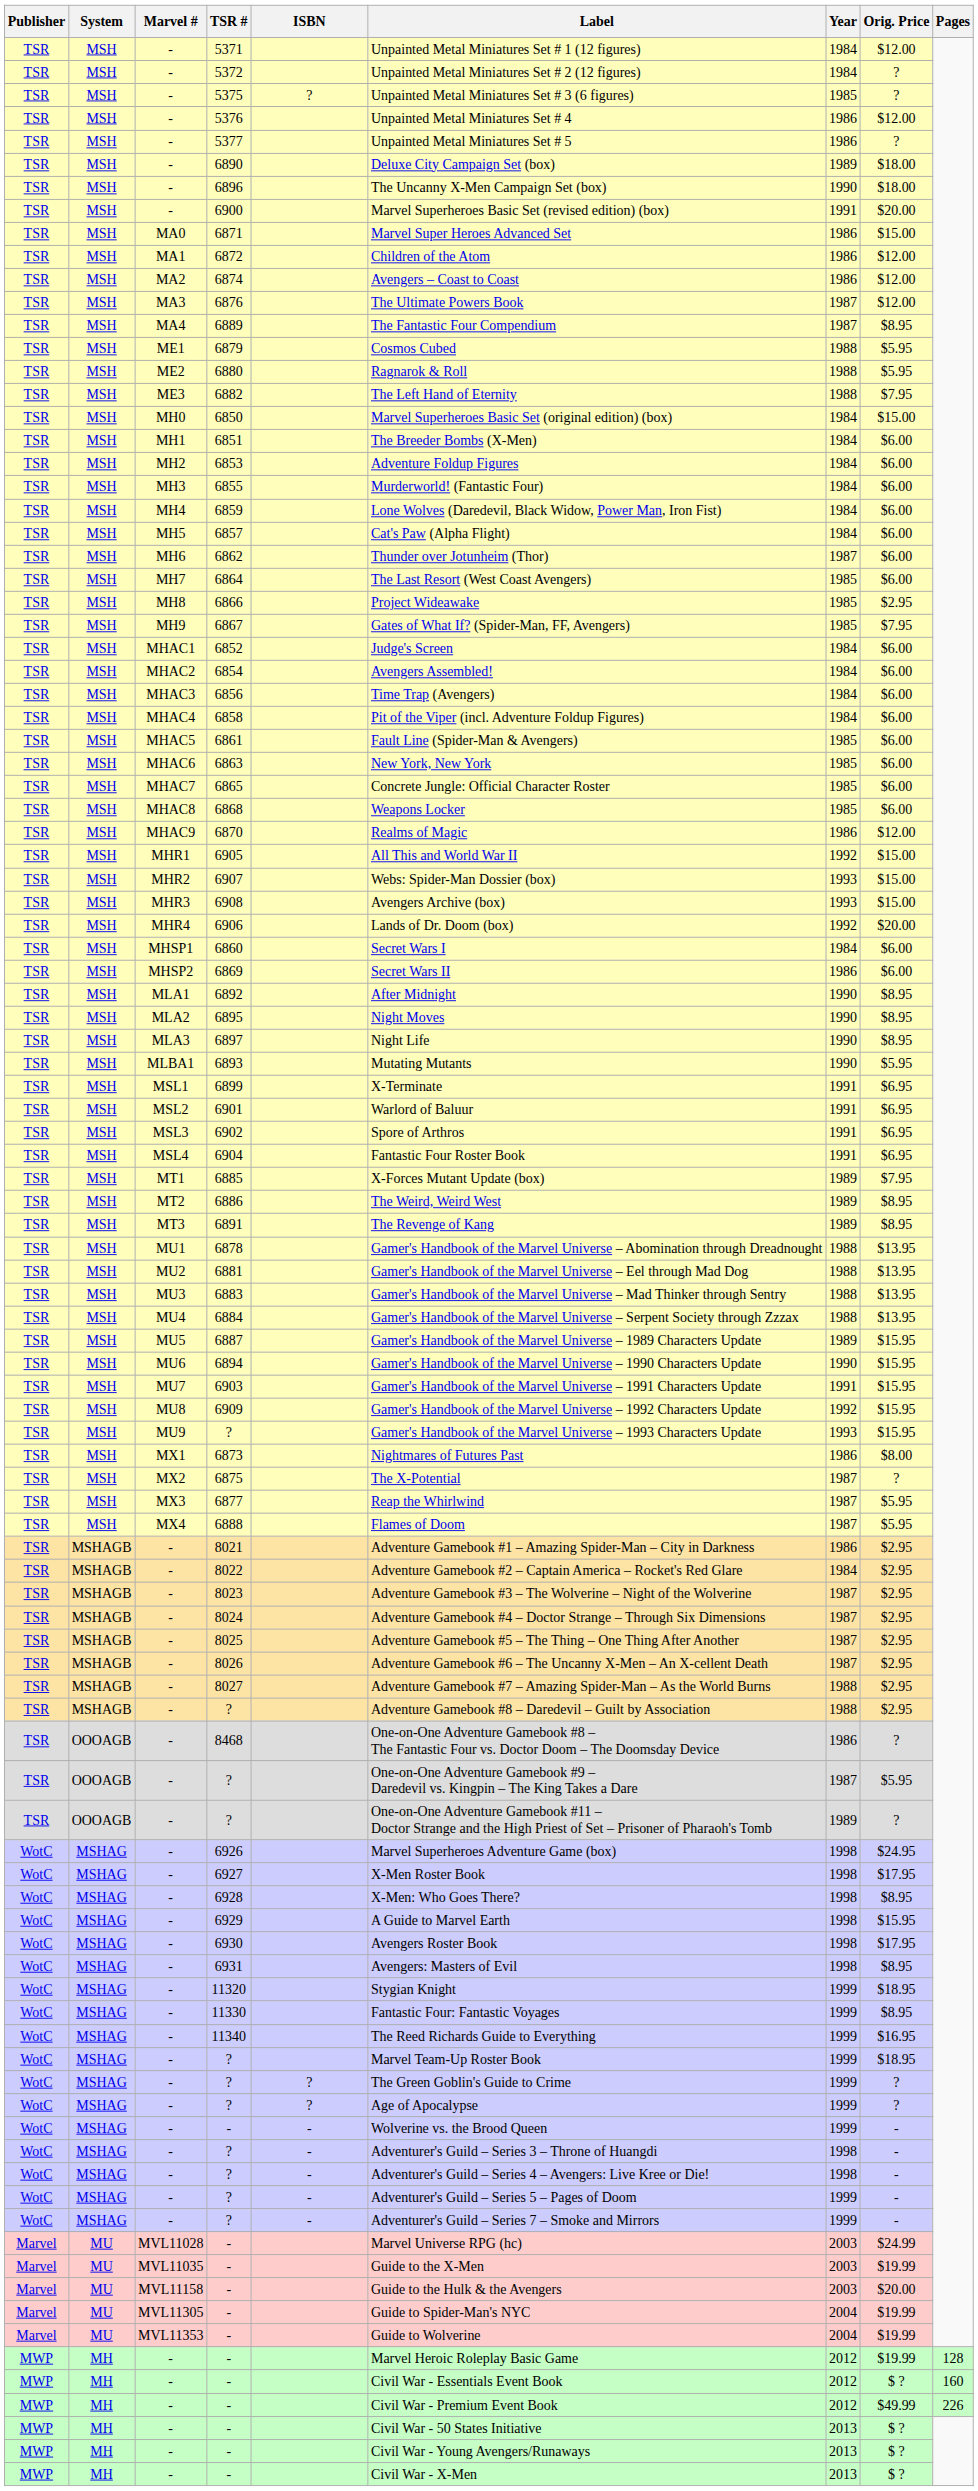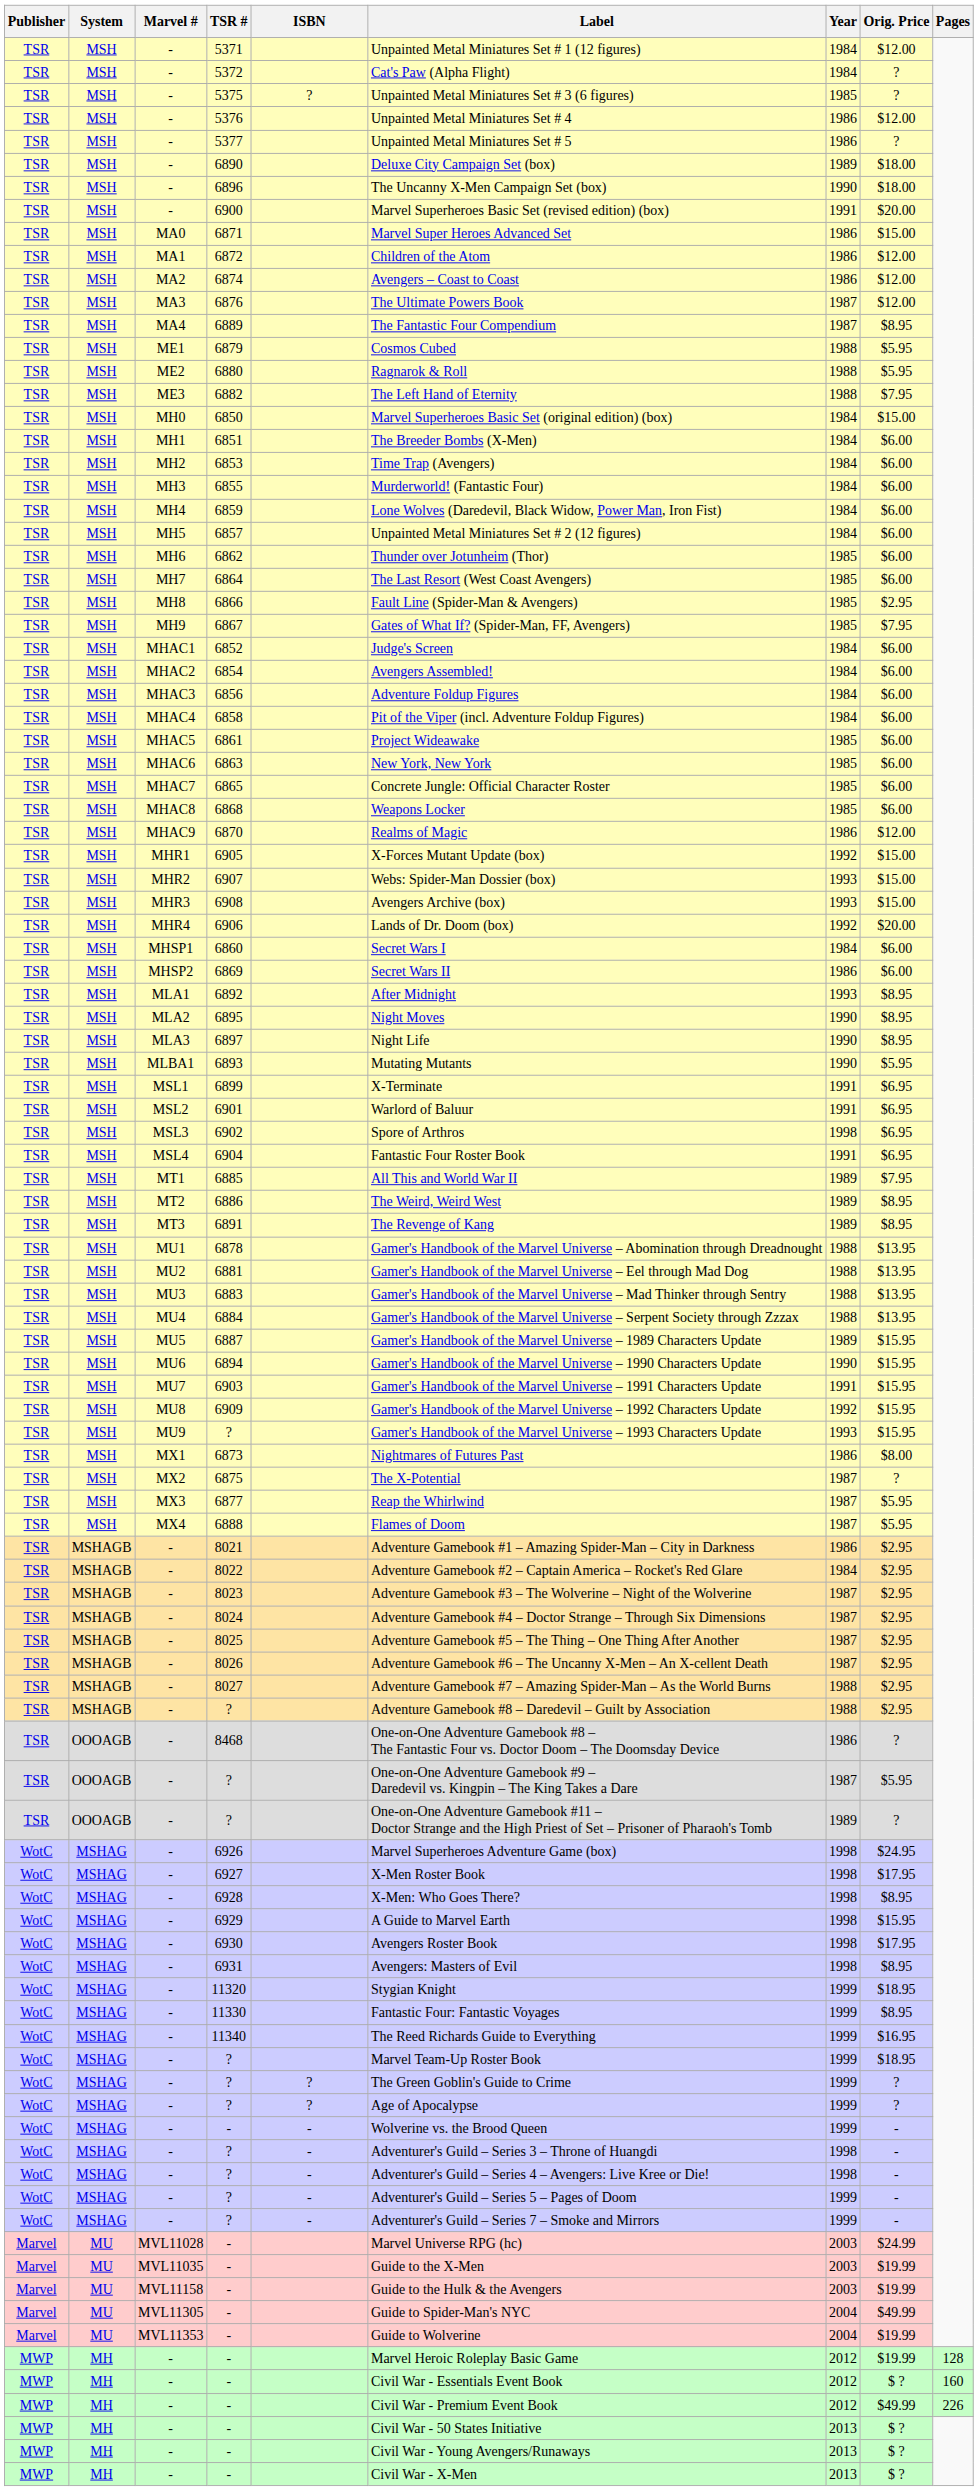(506, 72) Unpainted Metal Miniatures Set # 2 (12 figures) -> (440, 72) Cat's Paw (Alpha Flight)
(445, 464) Adventure Foldup Figures -> (433, 464) Time Trap (Avengers)
(440, 533) Cat's Paw (Alpha Flight) -> (506, 533) Unpainted Metal Miniatures Set # 2 (12 figures)
(843, 556) 1987 -> (843, 556) 1985
(425, 602) Project Wideawake -> (474, 602) Fault Line (Spider-Man & Avengers)
(433, 694) Time Trap (Avengers) -> (445, 694) Adventure Foldup Figures
(474, 740) Fault Line (Spider-Man & Avengers) -> (425, 740) Project Wideawake
(444, 856) All This and World War II -> (458, 856) X-Forces Mutant Update (box)
(843, 994) 1990 -> (843, 994) 1993
(843, 1132) 1991 -> (843, 1132) 1998
(458, 1179) X-Forces Mutant Update (box) -> (444, 1179) All This and World War II
(896, 2289) $20.00 -> (896, 2289) $19.99
(896, 2312) $19.99 -> (896, 2312) $49.99
